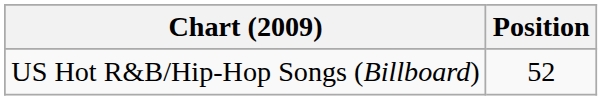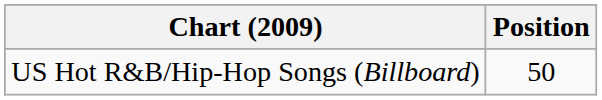(541, 71) 52 -> (541, 71) 50
